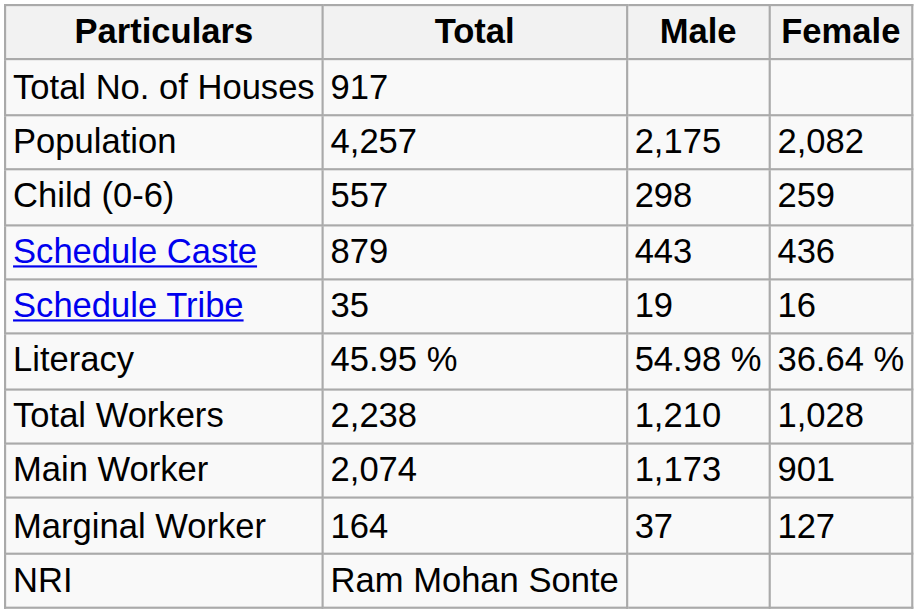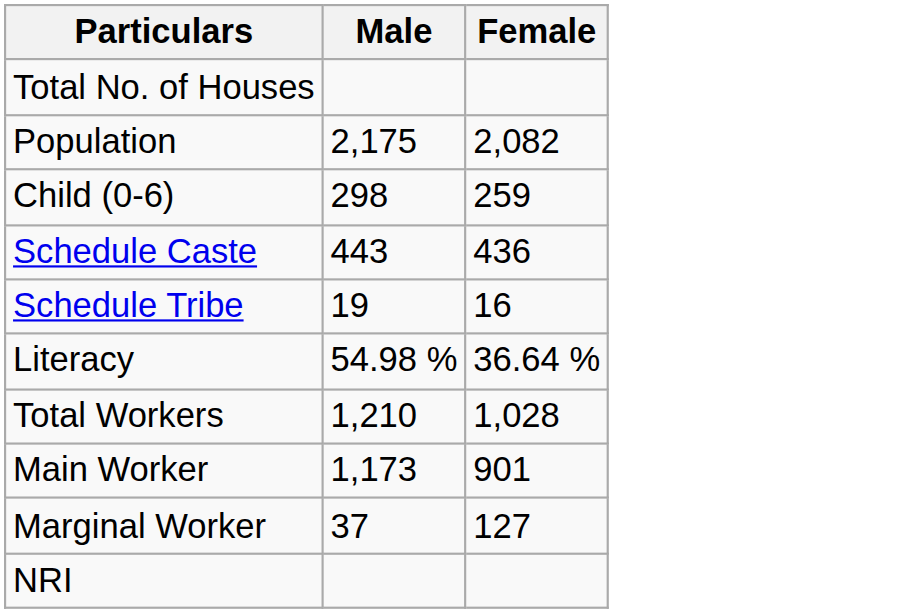- column: (475, 31)
